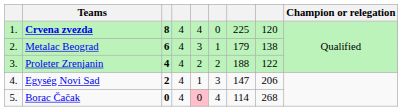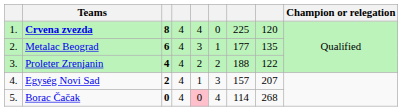(241, 47) 179 -> (241, 47) 177
(270, 47) 138 -> (270, 47) 135
(241, 81) 147 -> (241, 81) 157
(270, 81) 206 -> (270, 81) 207
